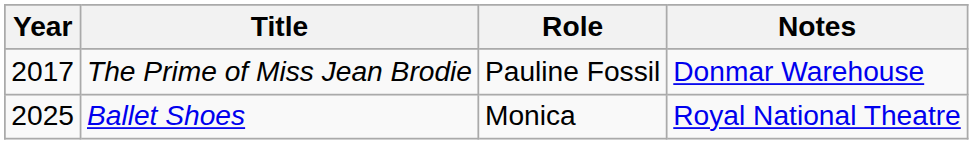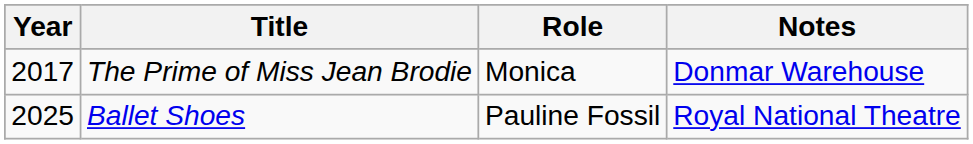(573, 71) Pauline Fossil -> (530, 71) Monica
(530, 116) Monica -> (573, 116) Pauline Fossil
